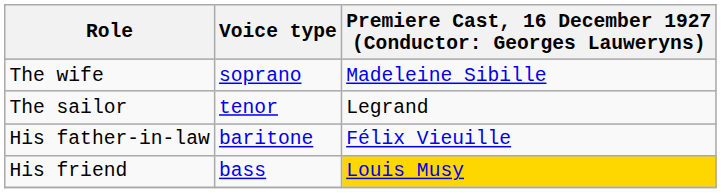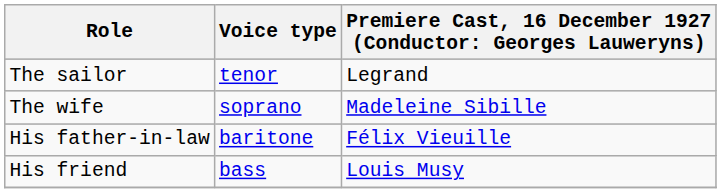rows swapped: (57, 75) <-> (68, 107)
(405, 171) gold background -> (405, 171) no background
